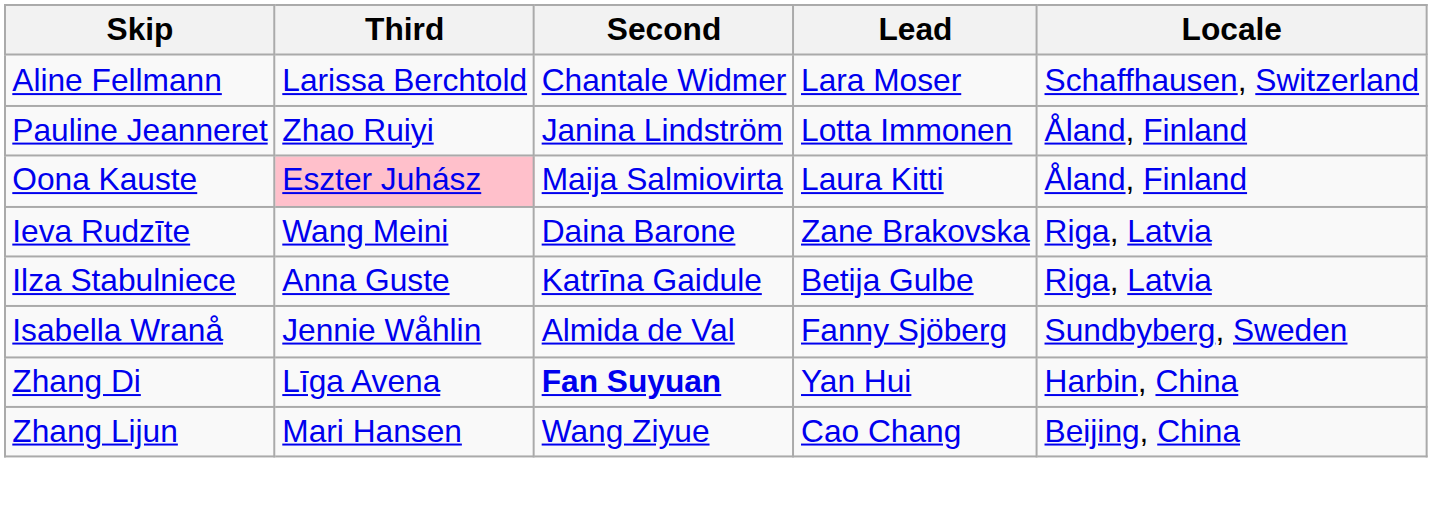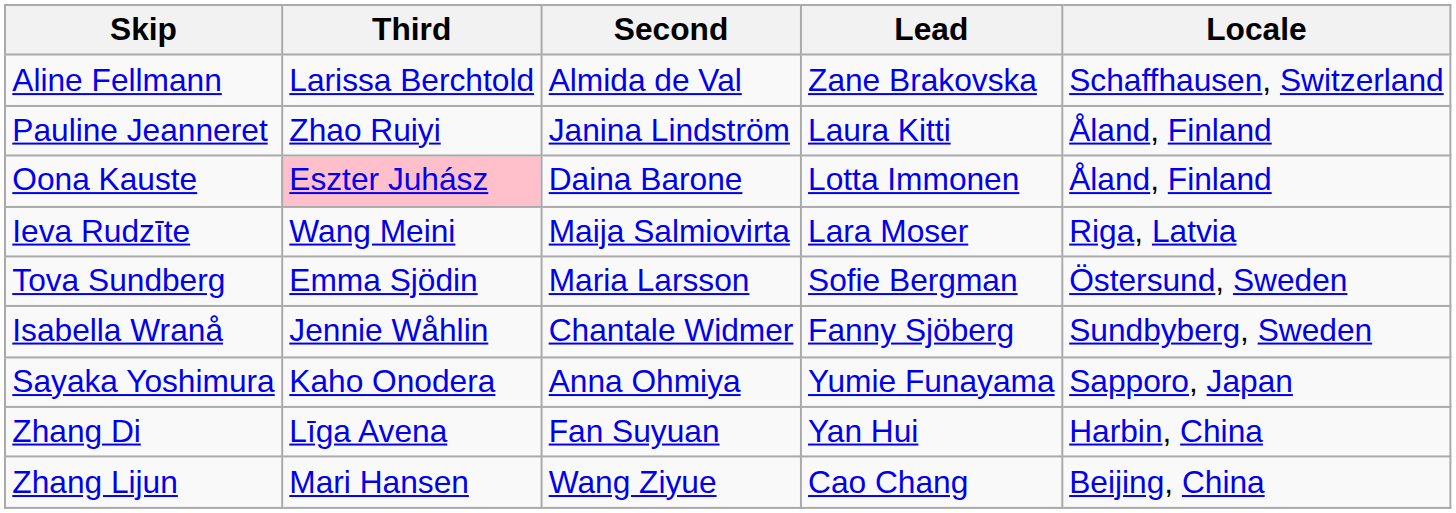(664, 79) Chantale Widmer -> (645, 79) Almida de Val
(881, 79) Lara Moser -> (922, 79) Zane Brakovska
(907, 130) Lotta Immonen -> (879, 130) Laura Kitti
(662, 180) Maija Salmiovirta -> (646, 180) Daina Barone
(872, 180) Laura Kitti -> (914, 180) Lotta Immonen
(639, 230) Daina Barone -> (669, 230) Maija Salmiovirta
(915, 230) Zane Brakovska -> (888, 230) Lara Moser
- row: (124, 280)
+ row: (119, 280)
(638, 331) Almida de Val -> (671, 331) Chantale Widmer
+ row: (143, 381)
(631, 381) bold -> (634, 431) normal
